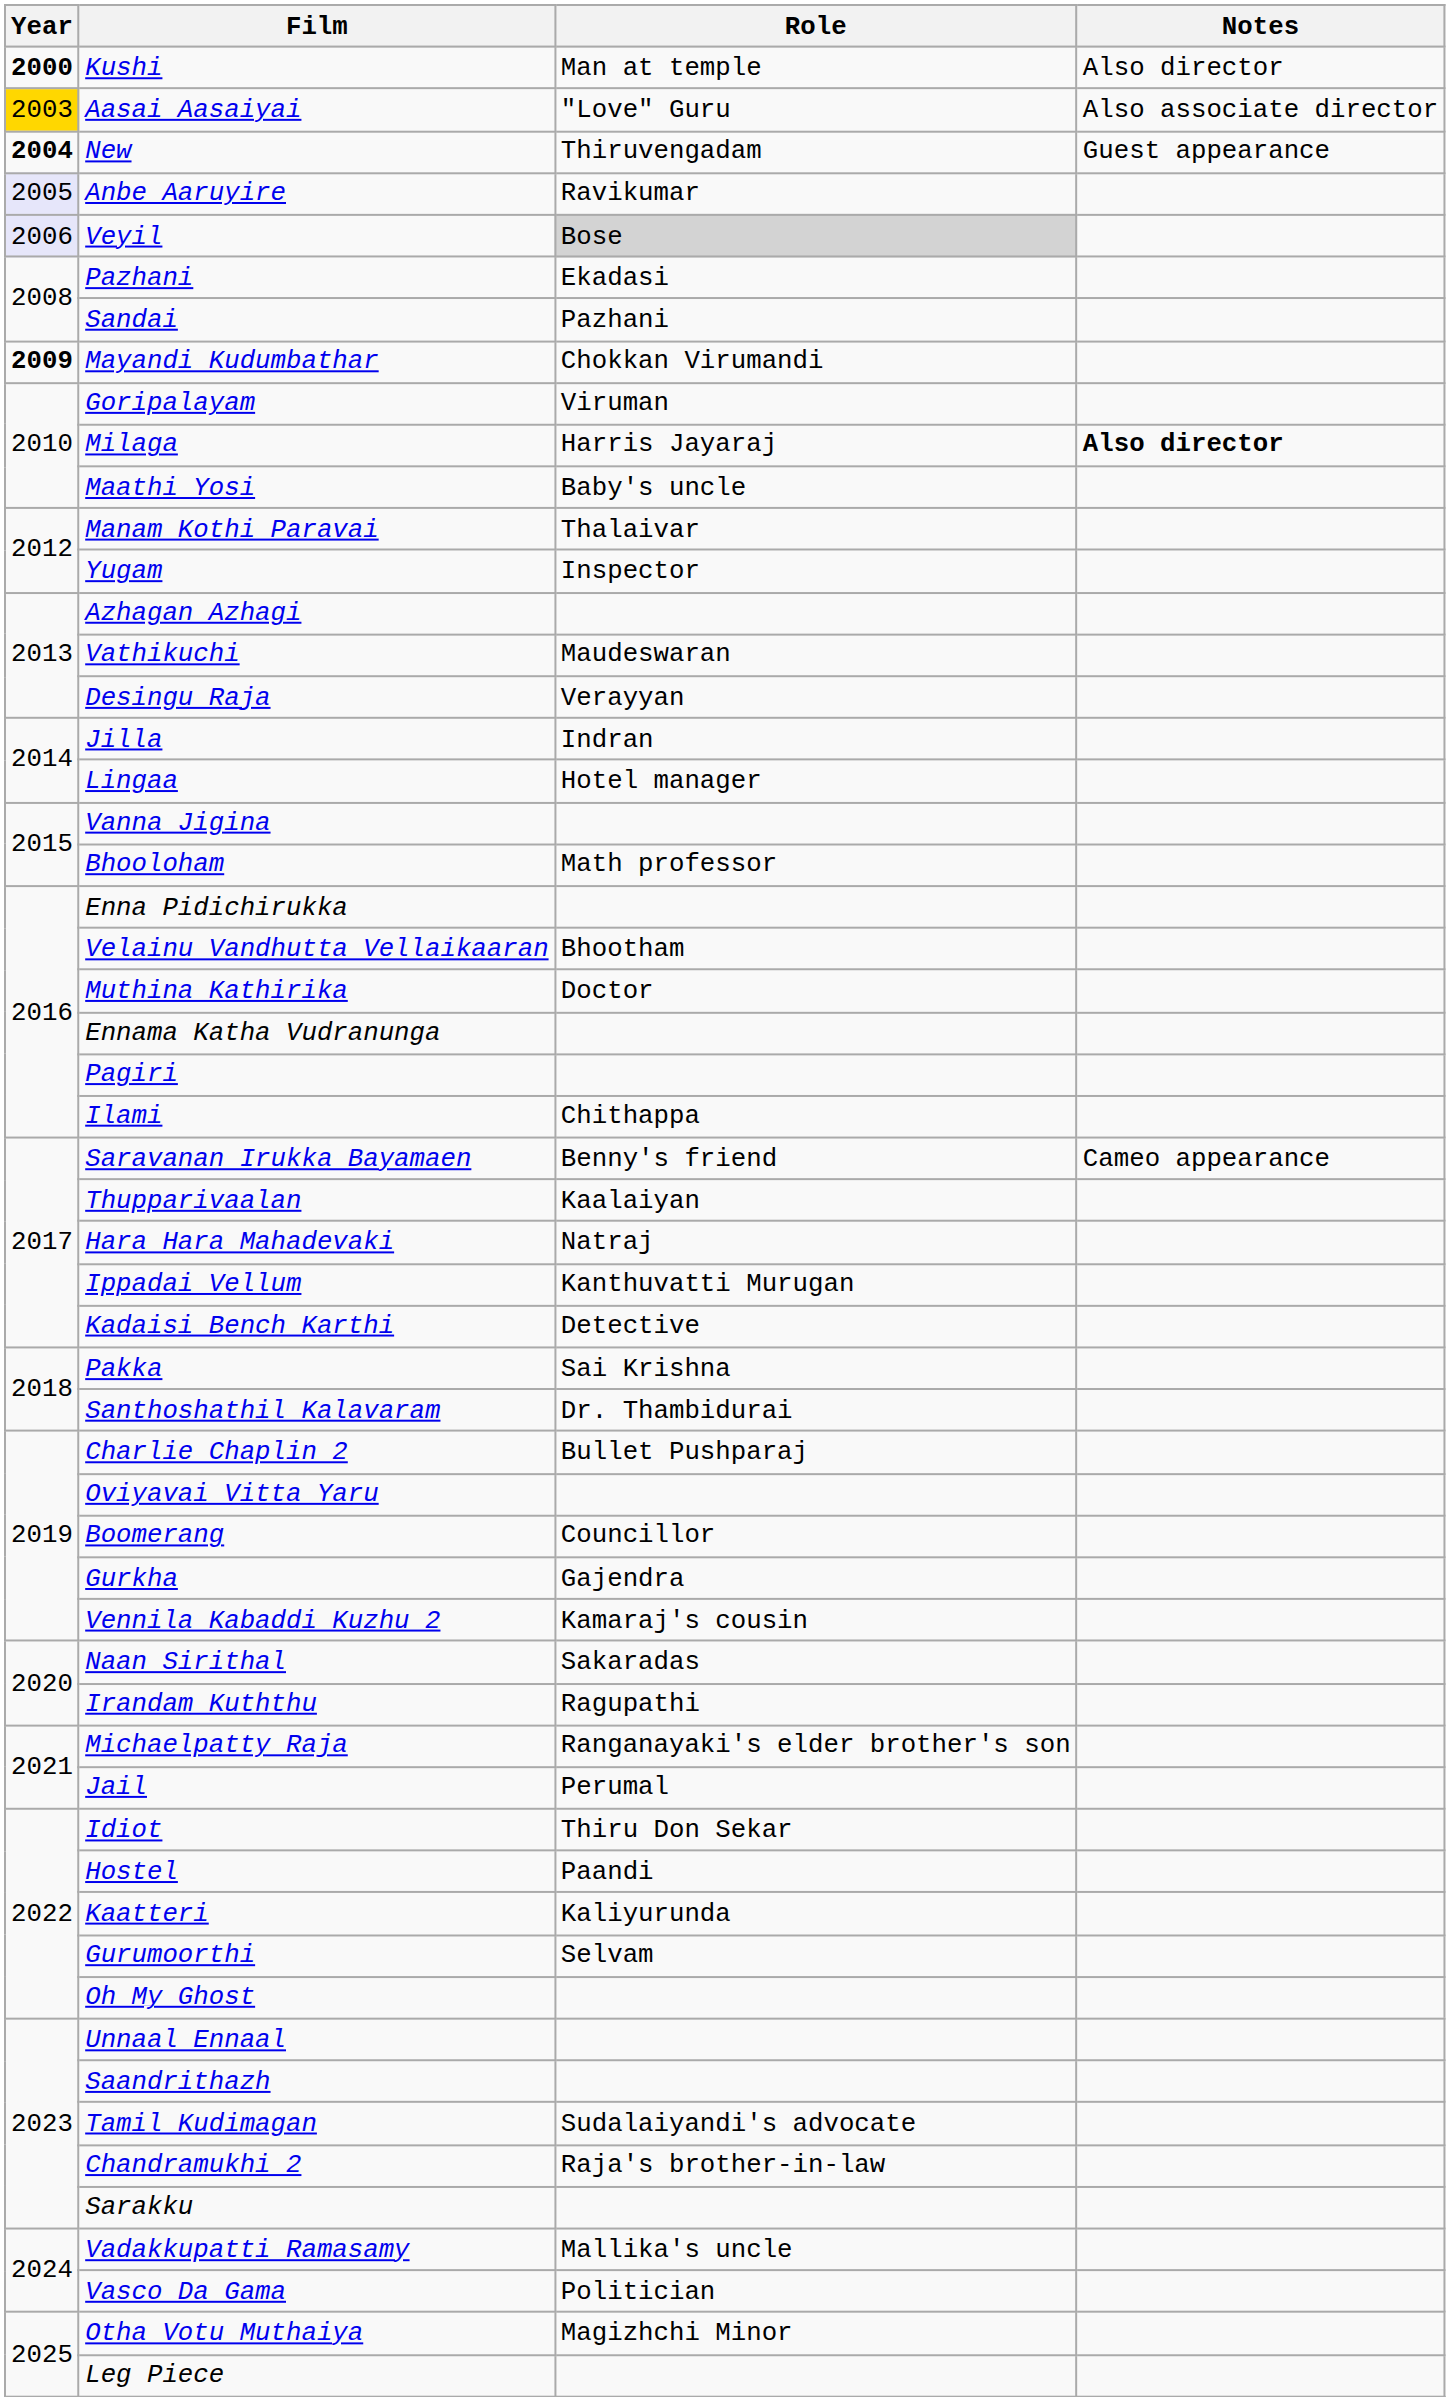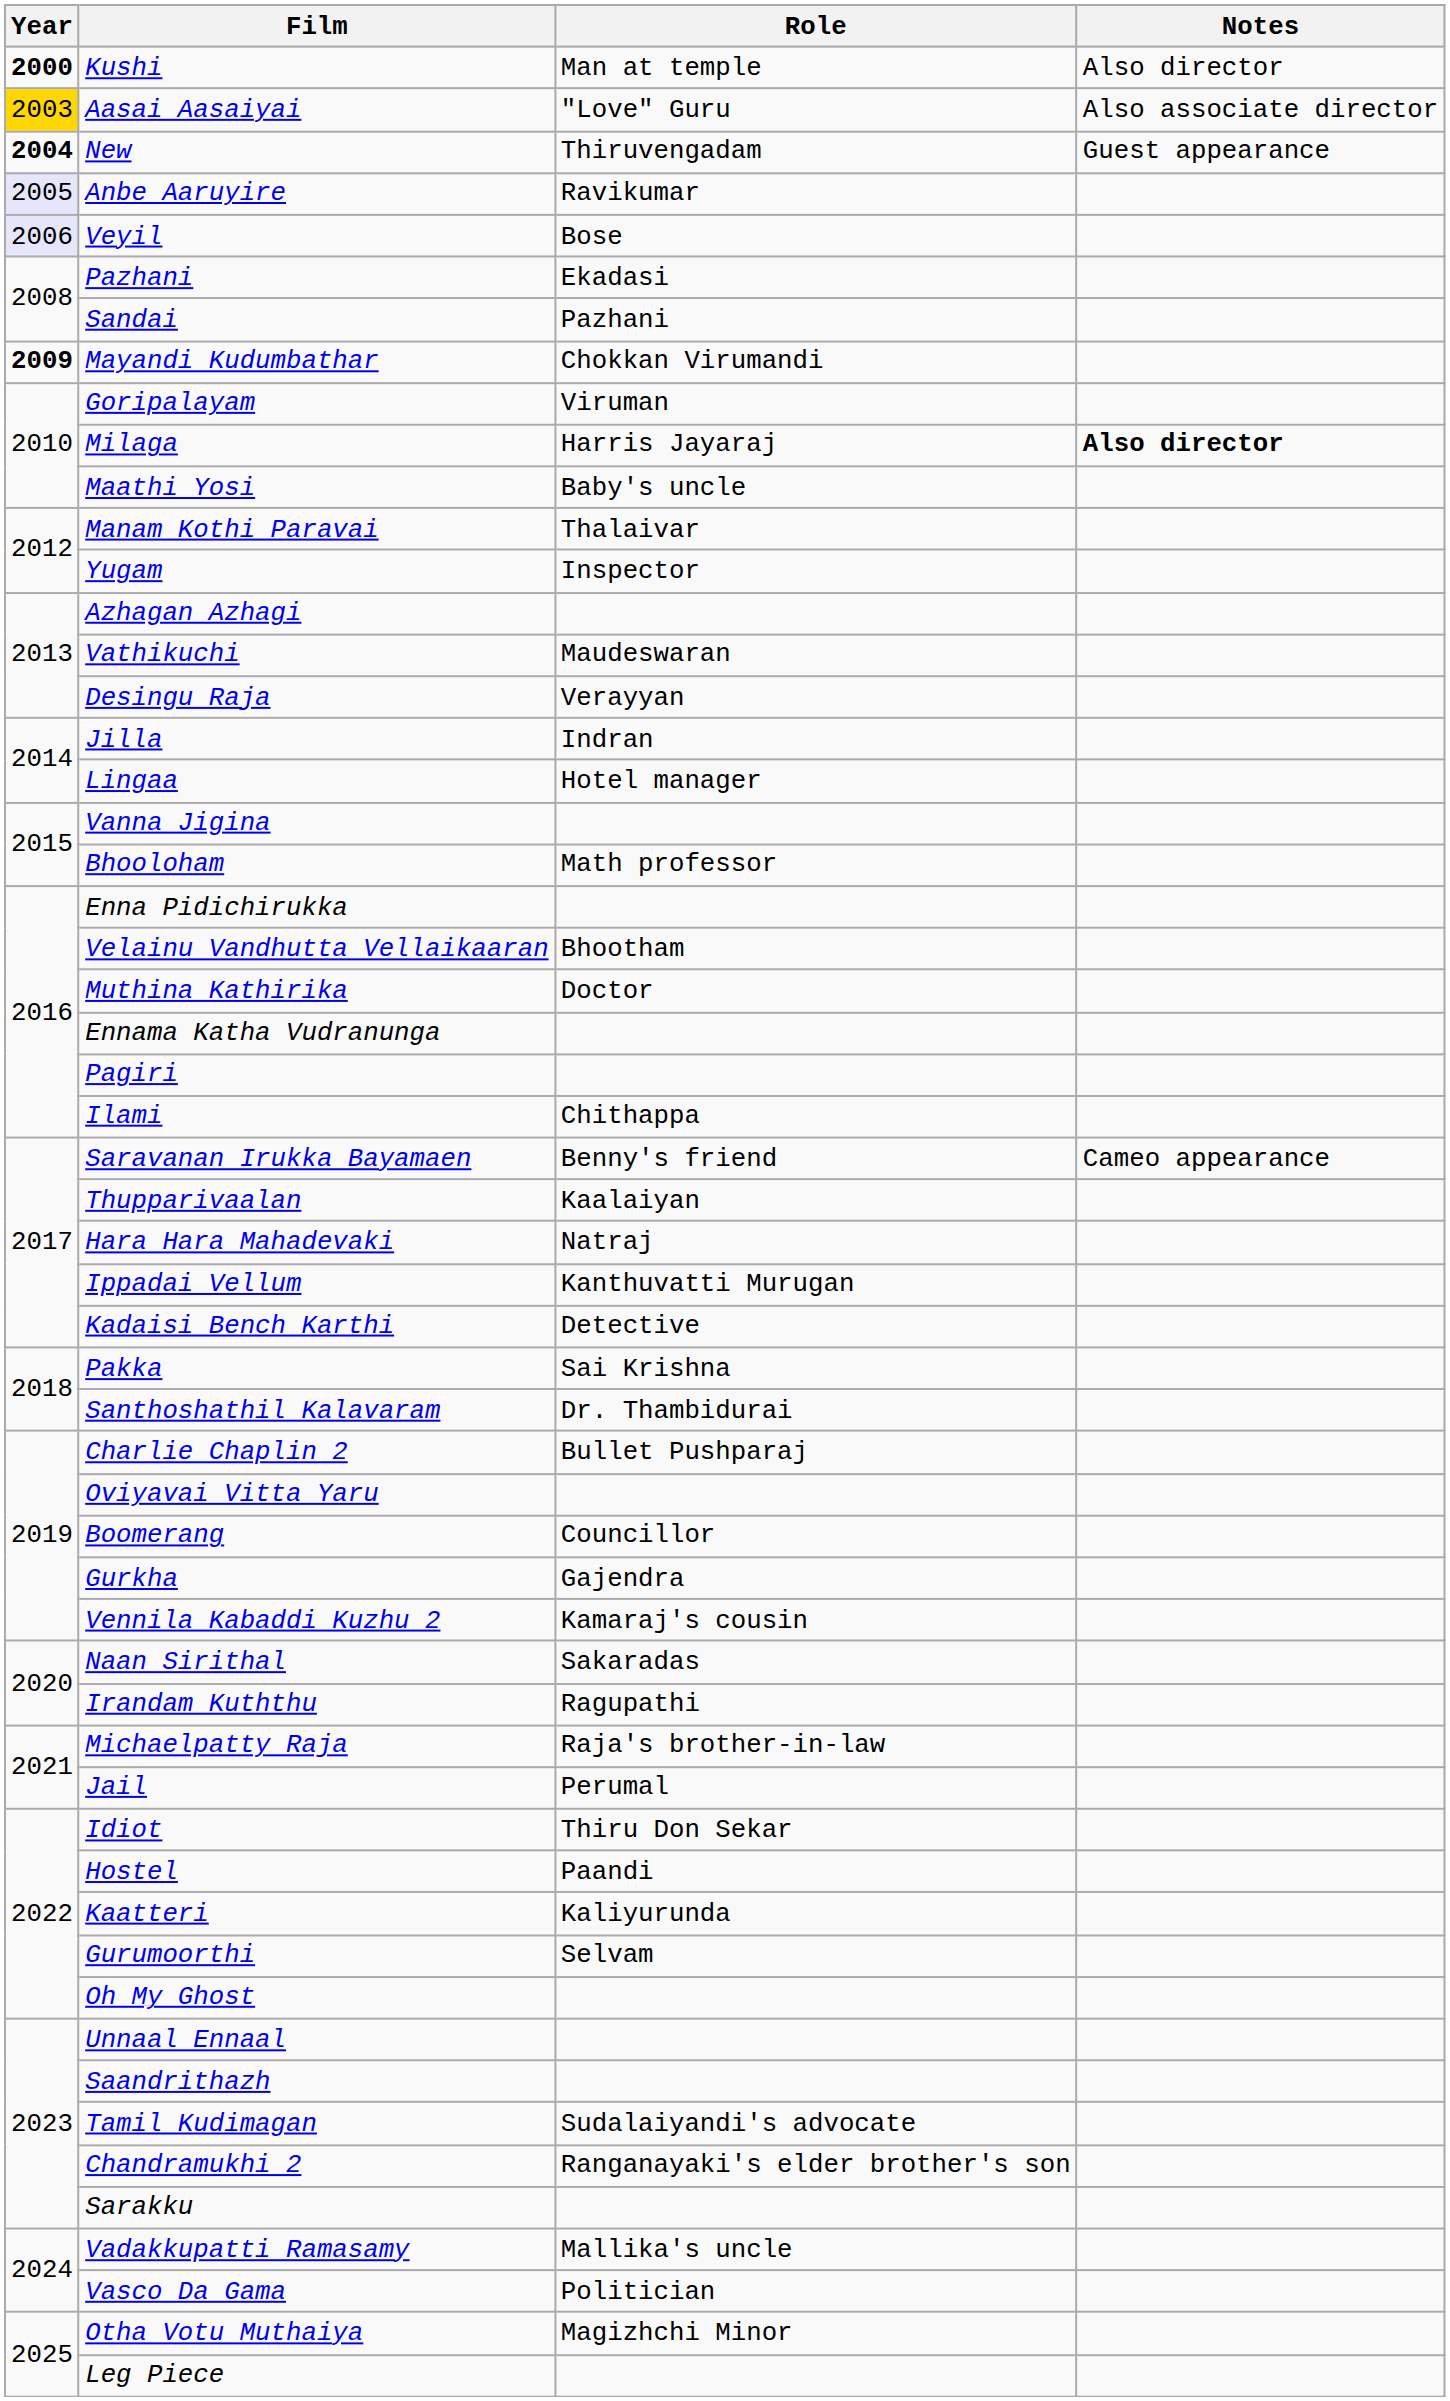(592, 236) lightgrey background -> (592, 236) no background
(816, 1746) Ranganayaki's elder brother's son -> (723, 1746) Raja's brother-in-law
(723, 2165) Raja's brother-in-law -> (816, 2165) Ranganayaki's elder brother's son
